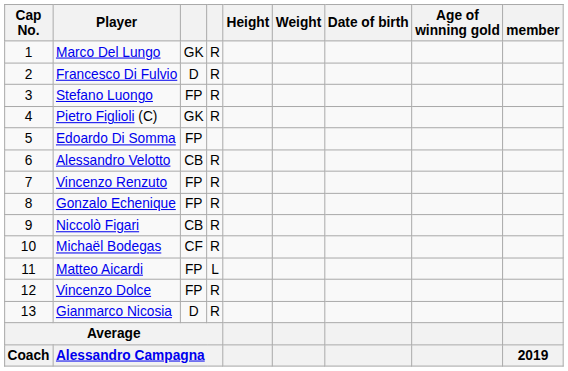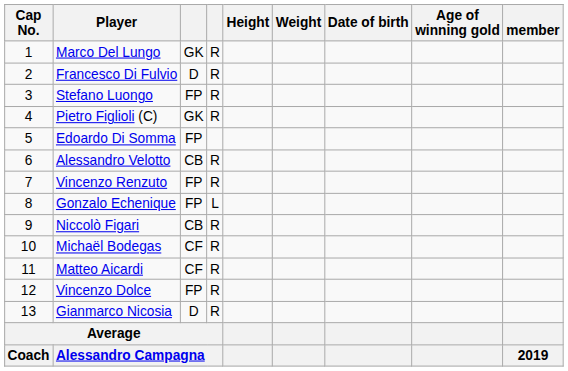(215, 203) R -> (215, 203) L
(194, 268) FP -> (194, 268) CF
(215, 268) L -> (215, 268) R
